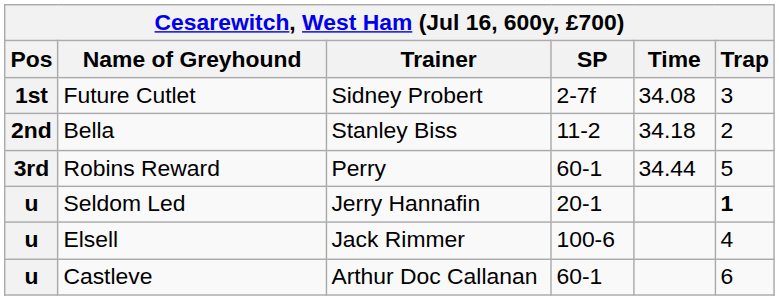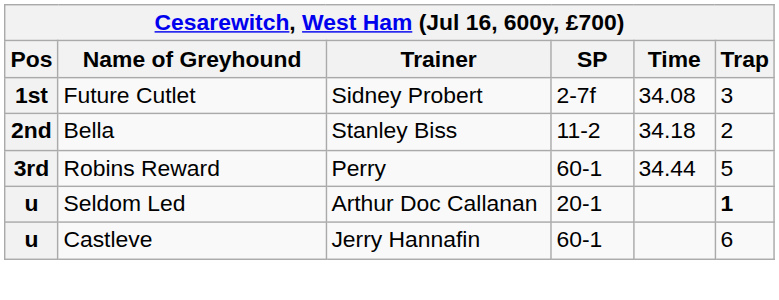(406, 204) Jerry Hannafin -> (434, 204) Arthur Doc Callanan
- row: (91, 240)
(434, 276) Arthur Doc Callanan -> (406, 240) Jerry Hannafin
